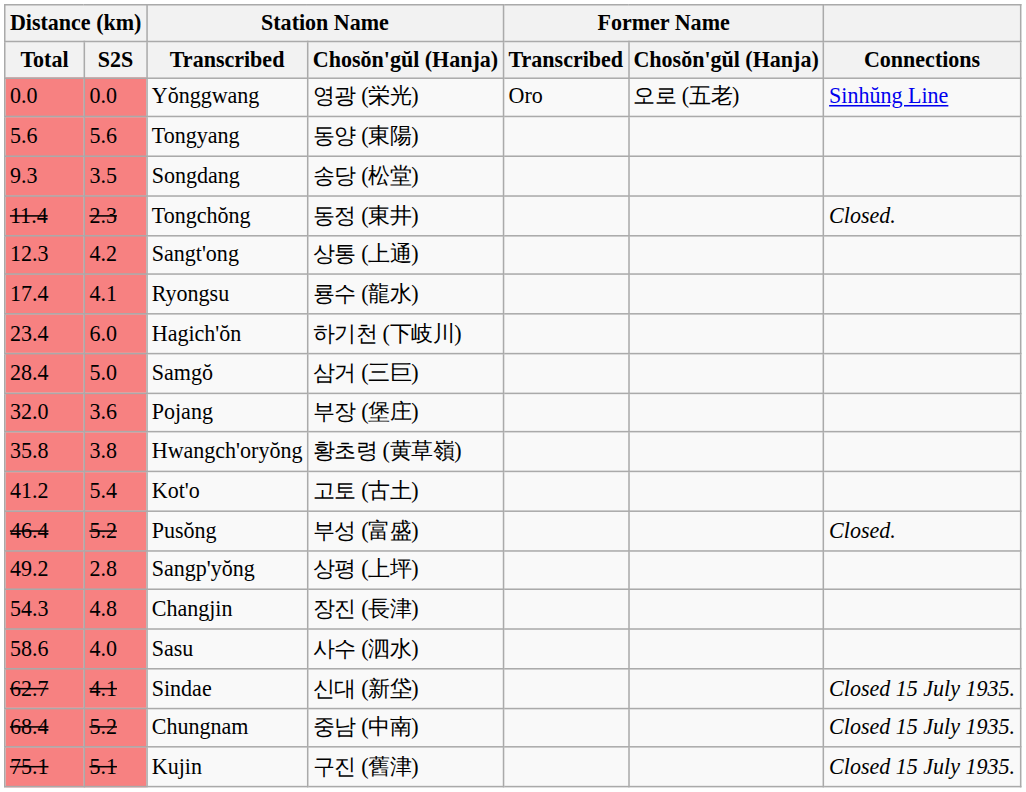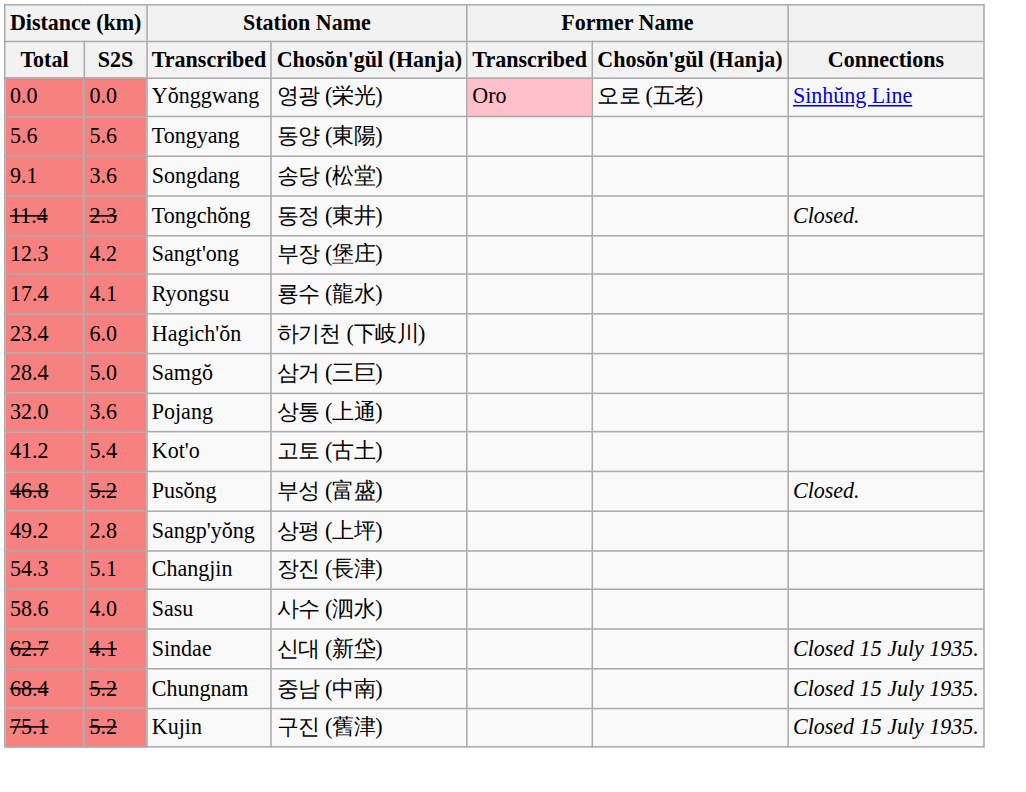(526, 97) no background -> (489, 97) pink background
(24, 176) 9.3 -> (24, 176) 9.1
(103, 176) 3.5 -> (103, 176) 3.6
(366, 254) 상통 (上通) -> (330, 254) 부장 (堡庄)
(366, 412) 부장 (堡庄) -> (330, 412) 상통 (上通)
- row: (227, 451)
(29, 530) 46.4 -> (29, 491) 46.8
(103, 609) 4.8 -> (103, 570) 5.1
(103, 767) 5.1 -> (103, 727) 5.2
